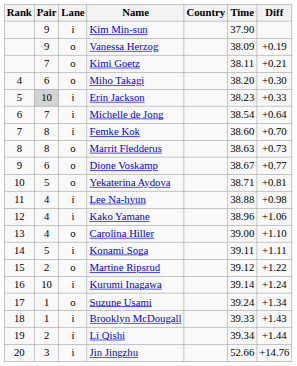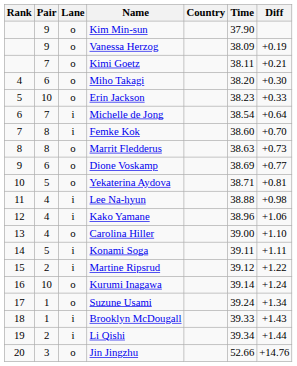(73, 30) i -> (73, 30) o
(47, 98) lightgrey background -> (47, 98) no background
(73, 98) i -> (73, 98) o
(242, 166) 38.67 -> (242, 166) 38.69
(73, 268) o -> (73, 268) i
(73, 285) i -> (73, 285) o
(73, 353) i -> (73, 353) o
